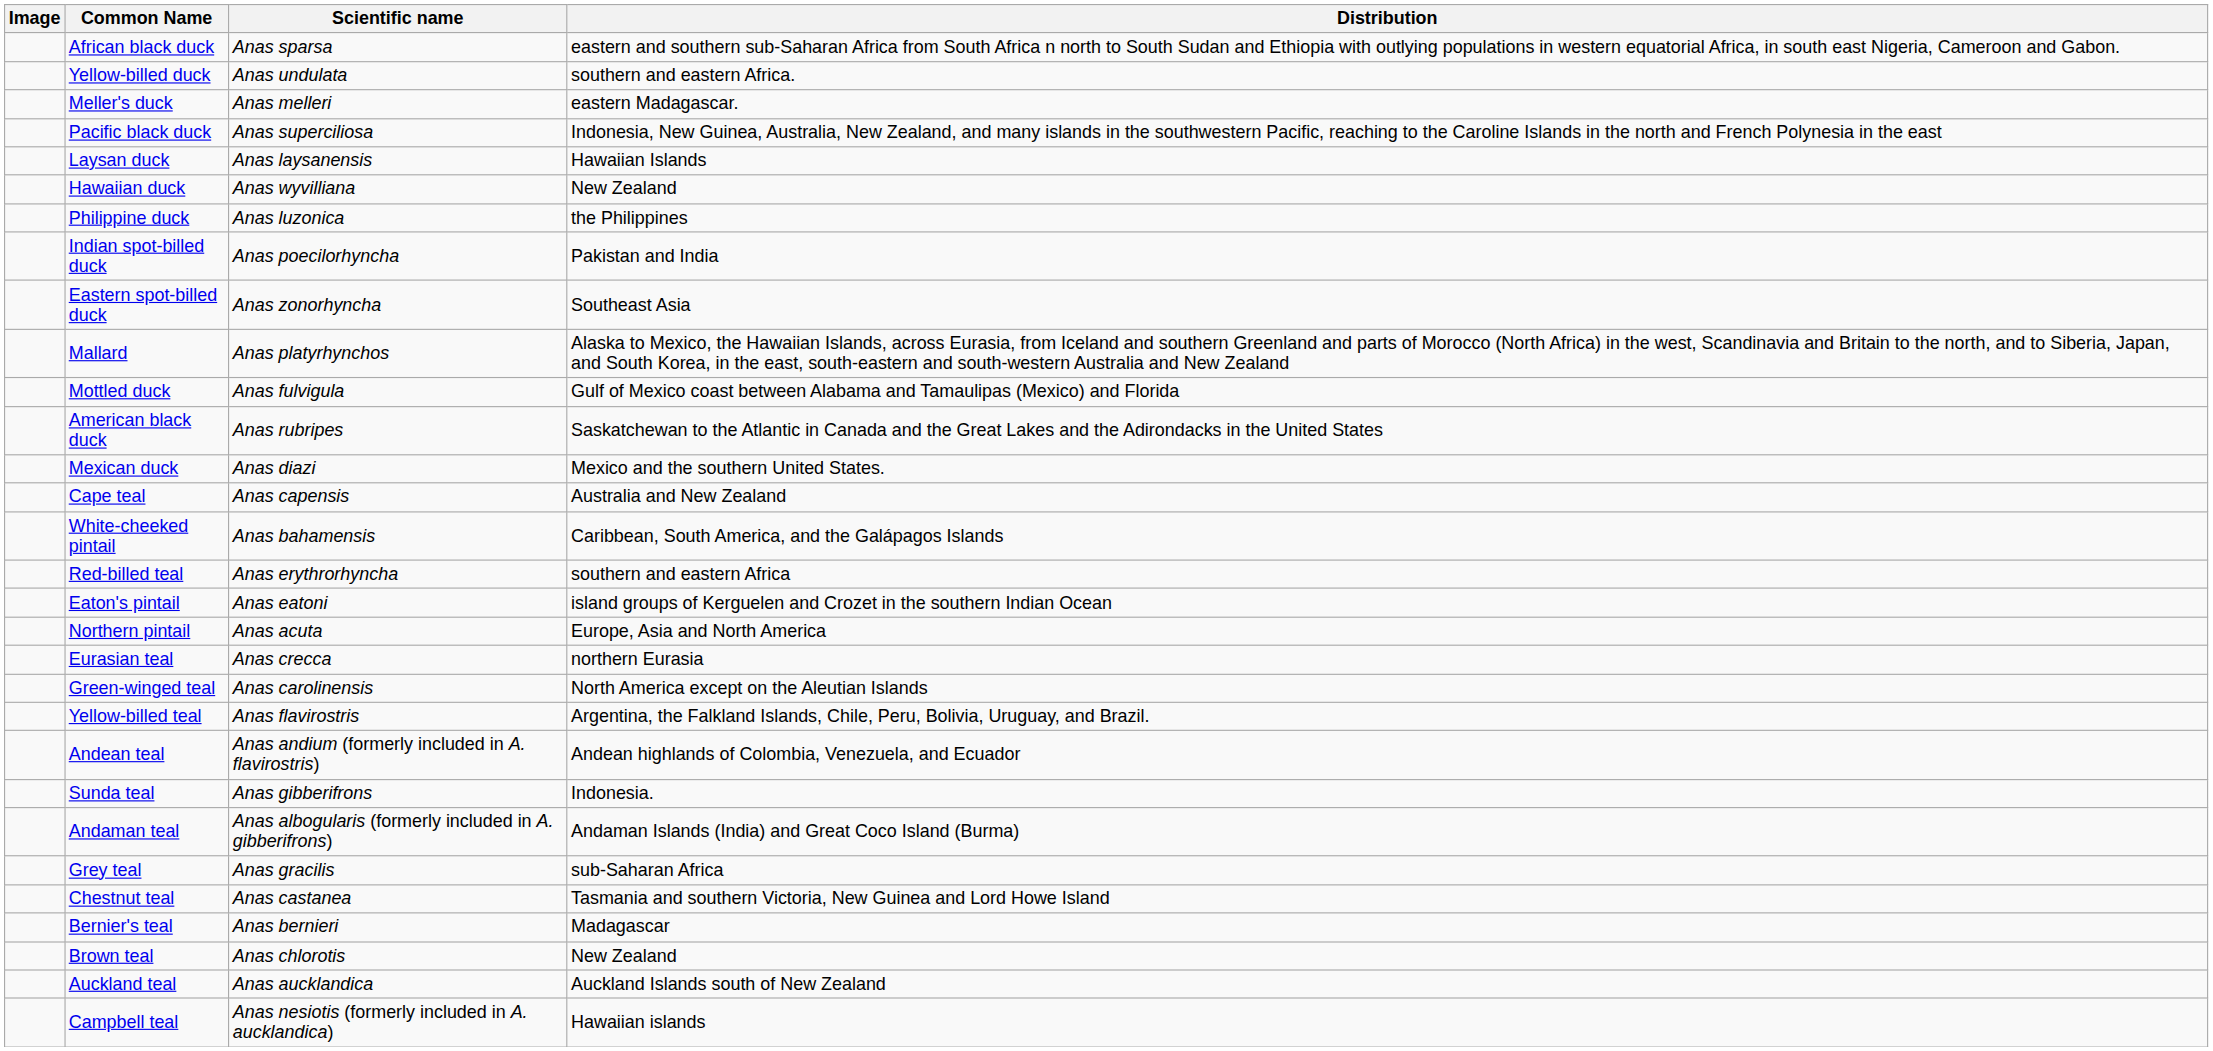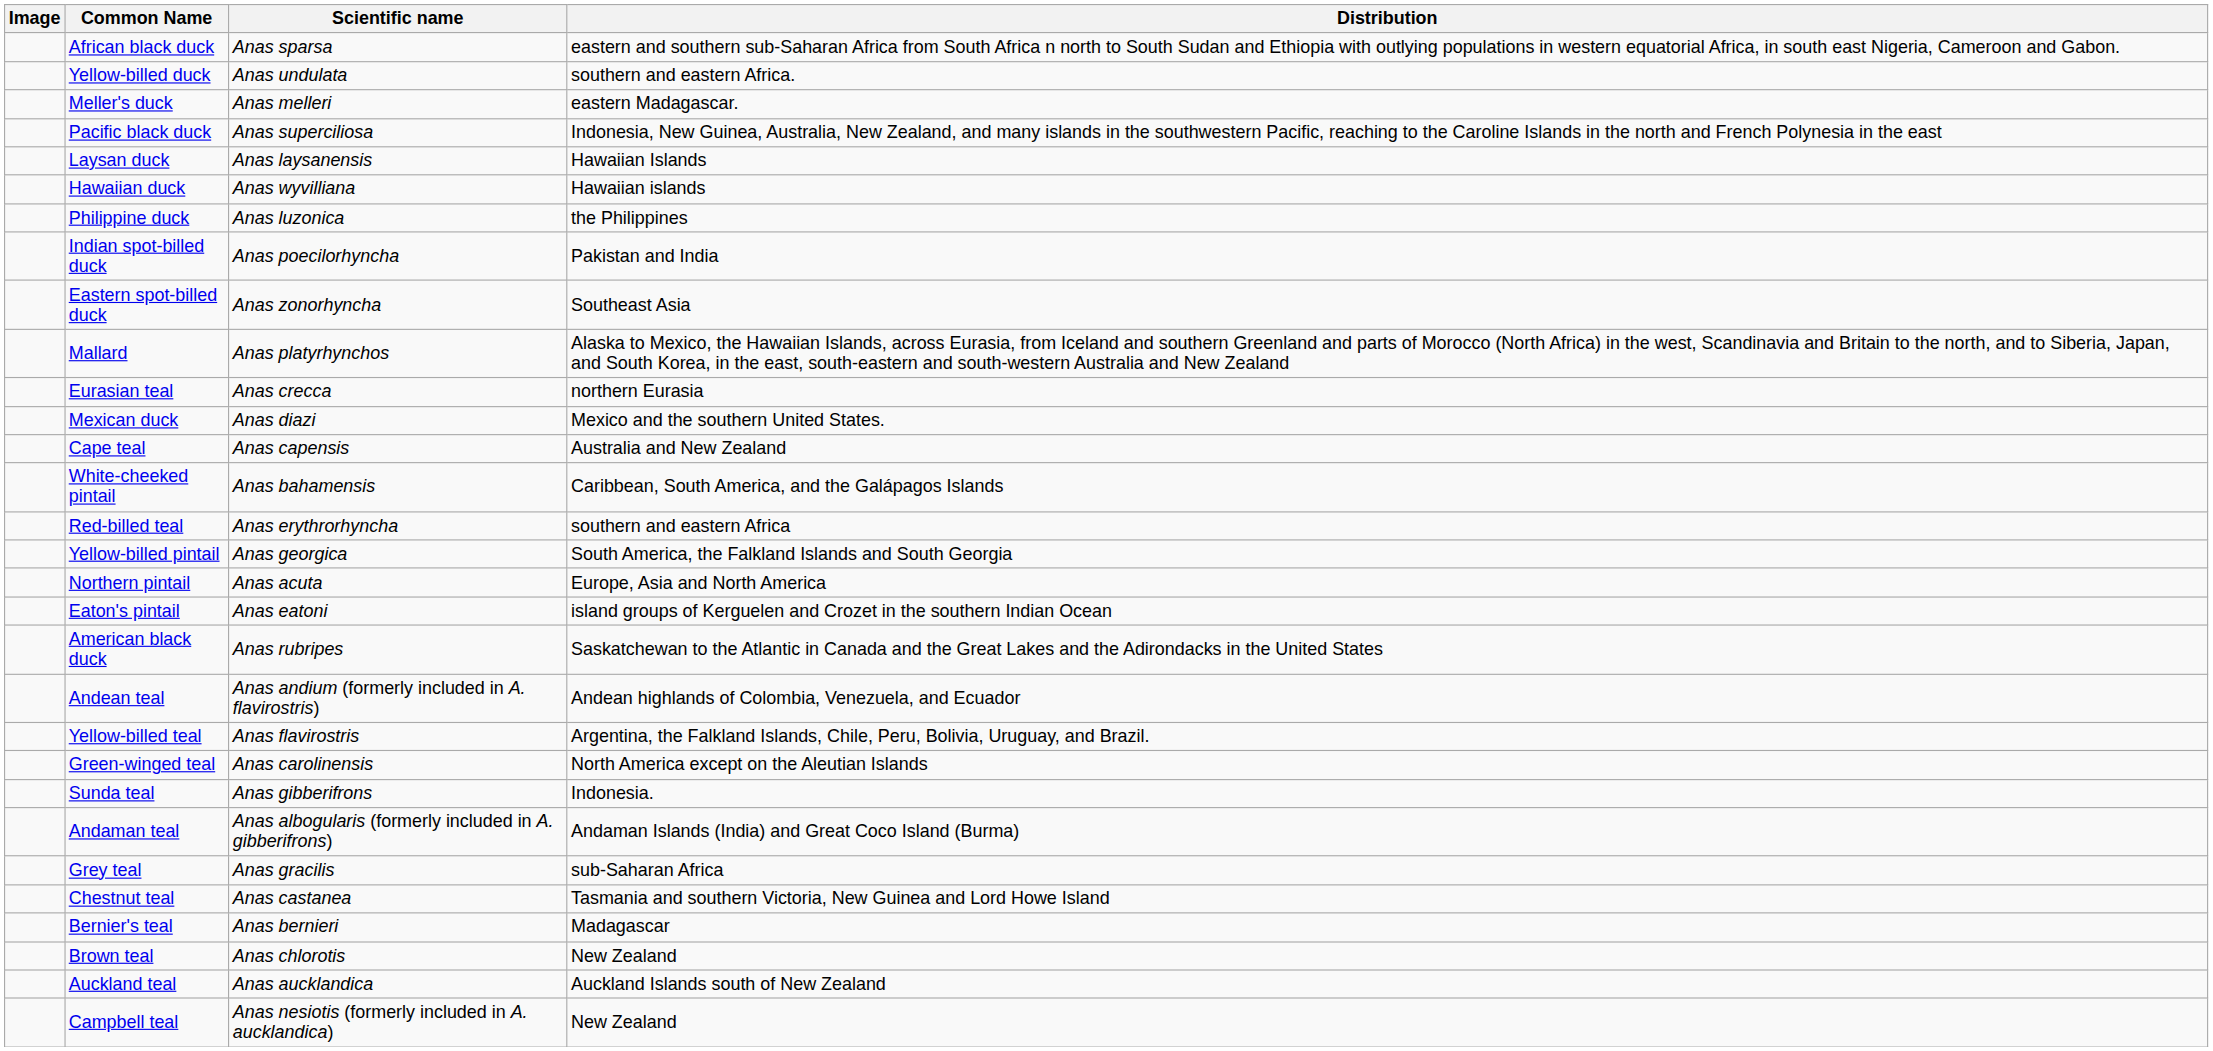(624, 189) New Zealand -> (638, 189) Hawaiian islands
- row: (120, 391)
rows swapped: (130, 430) <-> (121, 659)
+ row: (144, 554)
rows swapped: (124, 602) <-> (130, 631)
rows swapped: (142, 687) <-> (117, 754)
(638, 1022) Hawaiian islands -> (624, 1022) New Zealand
